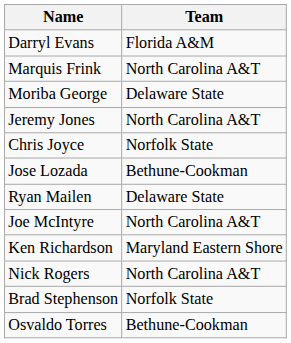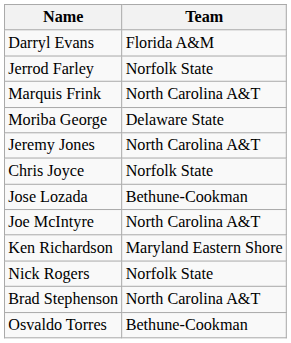+ row: (51, 68)
- row: (50, 196)
(193, 273) North Carolina A&T -> (169, 273) Norfolk State
(169, 299) Norfolk State -> (193, 299) North Carolina A&T
